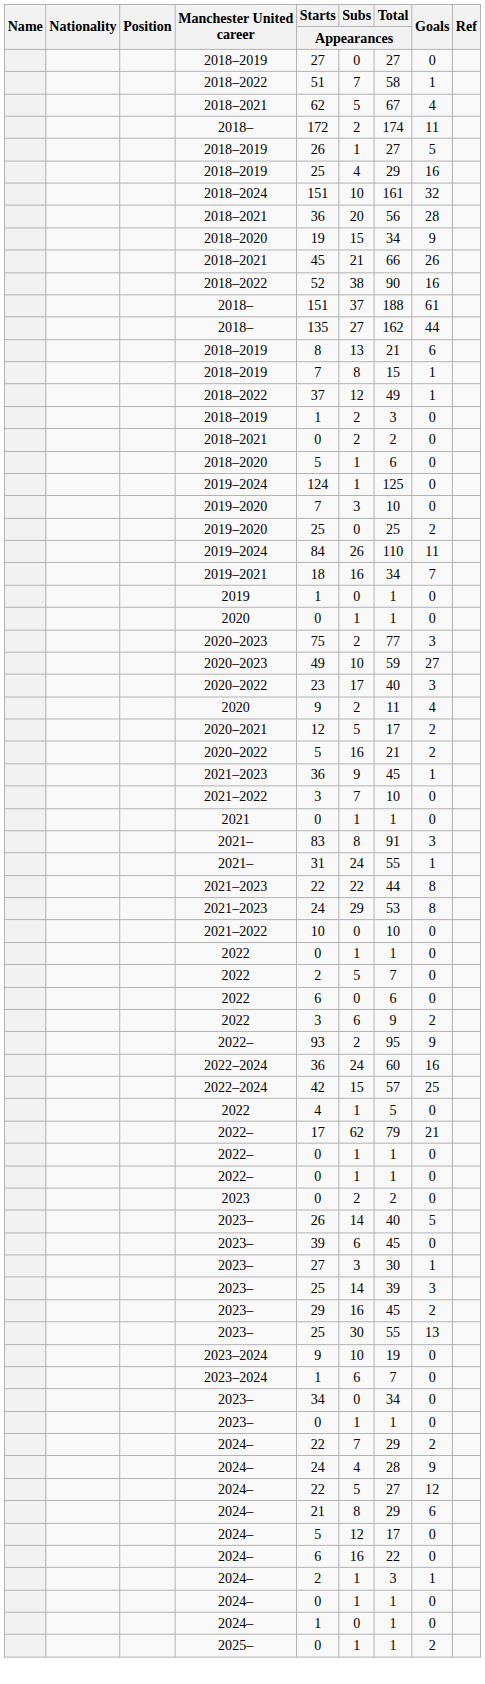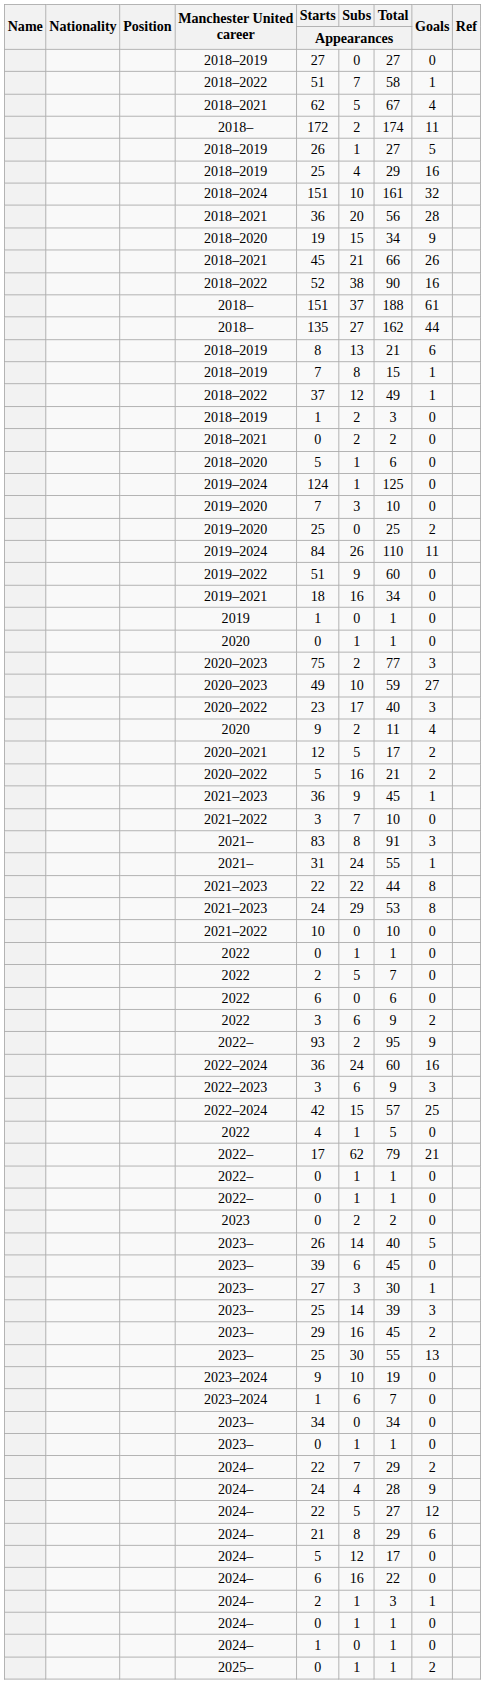+ row: (25, 574)
(432, 573) 7 -> (432, 596) 0
- row: (25, 819)
+ row: (25, 1087)
